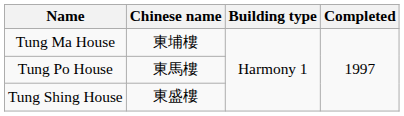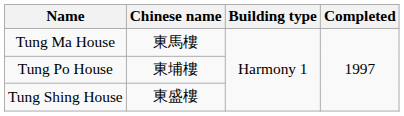(176, 42) 東埔樓 -> (176, 42) 東馬樓
(176, 69) 東馬樓 -> (176, 69) 東埔樓
